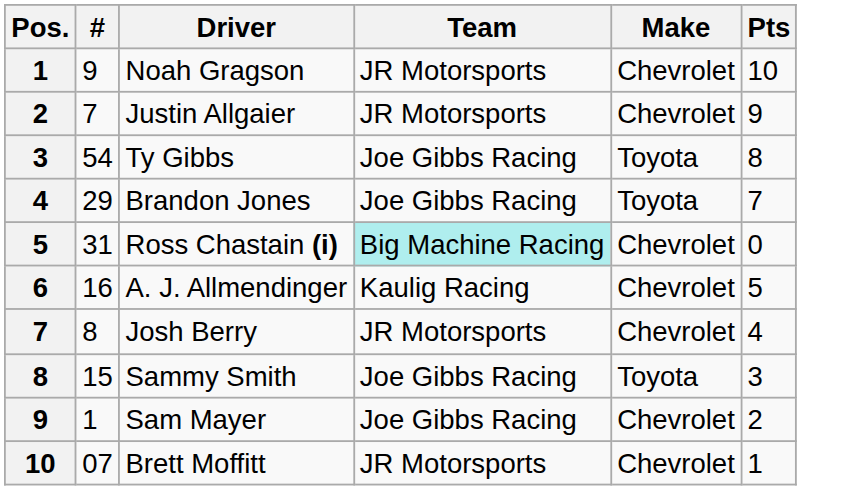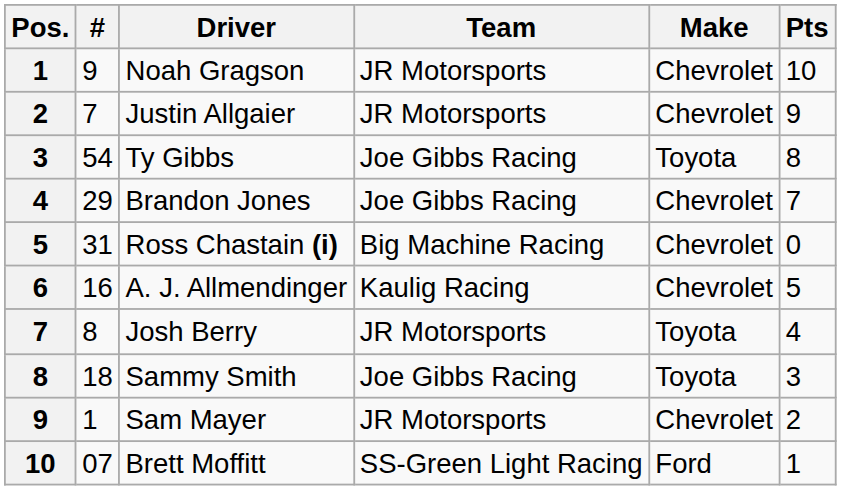(658, 201) Toyota -> (714, 201) Chevrolet
(482, 245) paleturquoise background -> (482, 245) no background
(676, 332) Chevrolet -> (696, 332) Toyota
(97, 375) 15 -> (97, 375) 18
(468, 419) Joe Gibbs Racing -> (453, 419) JR Motorsports
(453, 462) JR Motorsports -> (501, 462) SS-Green Light Racing
(676, 462) Chevrolet -> (684, 462) Ford
